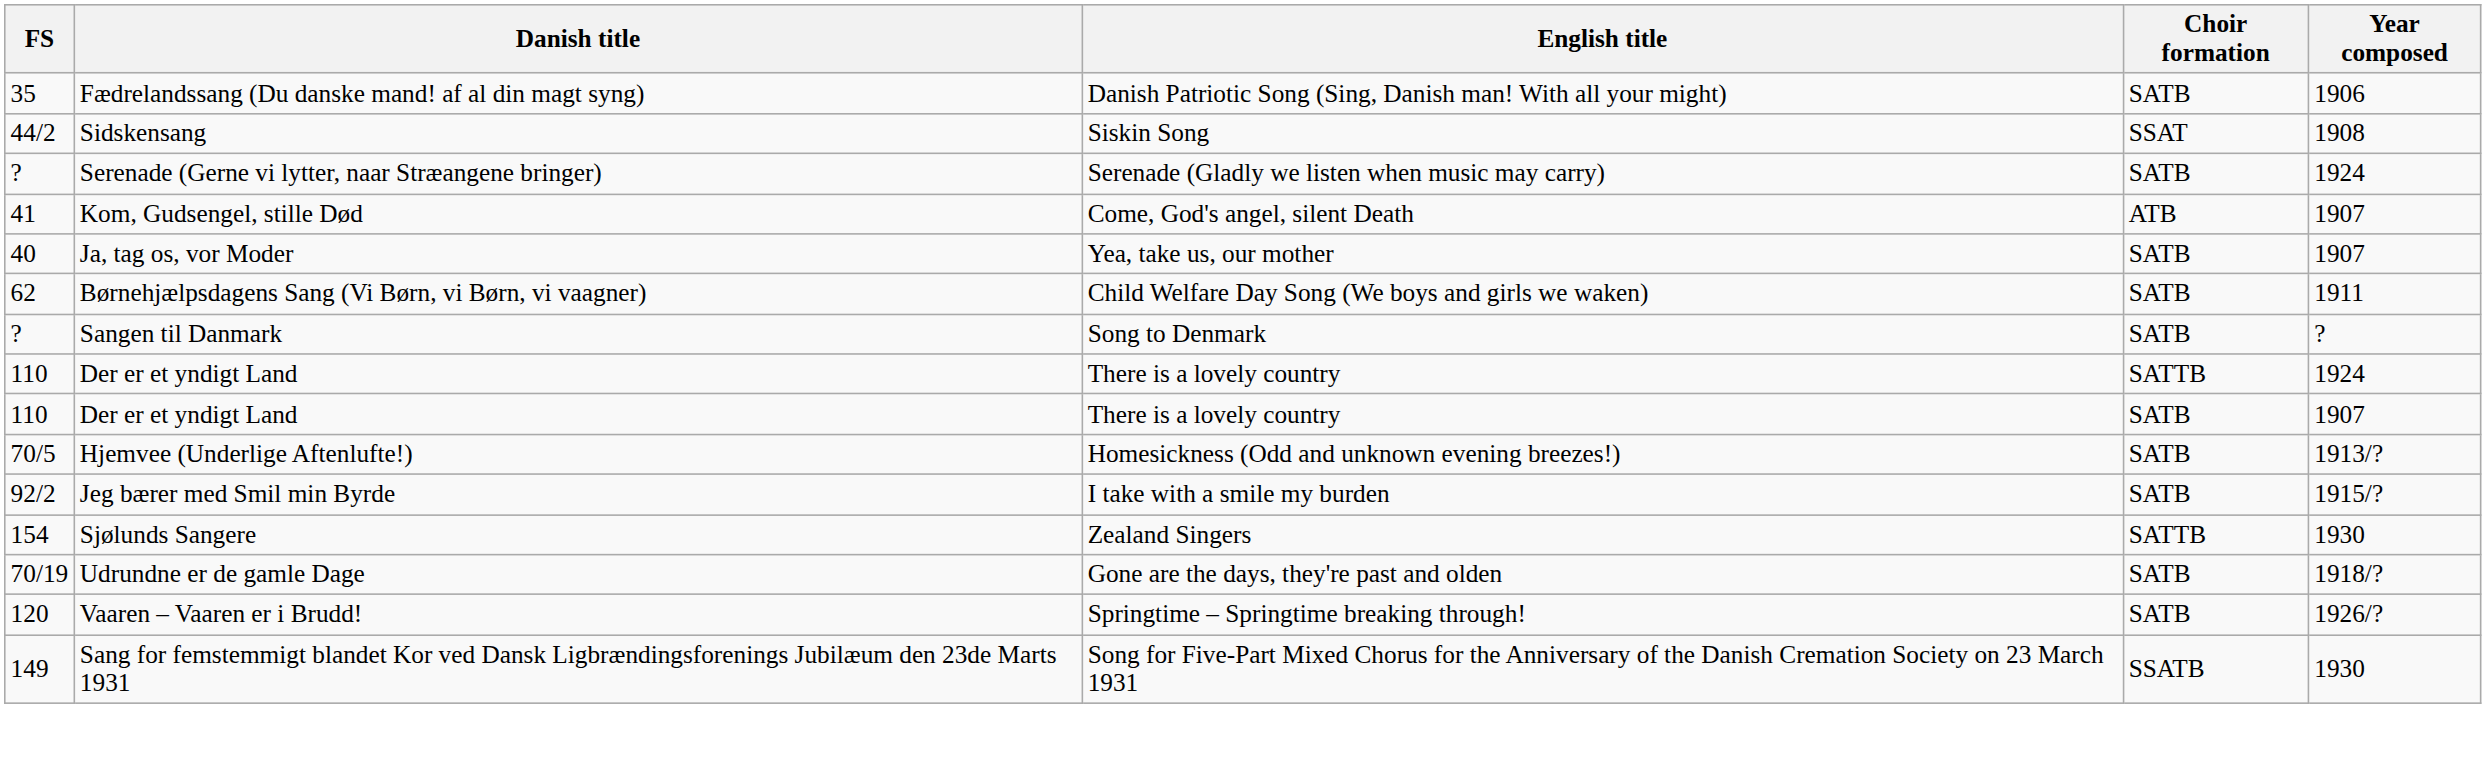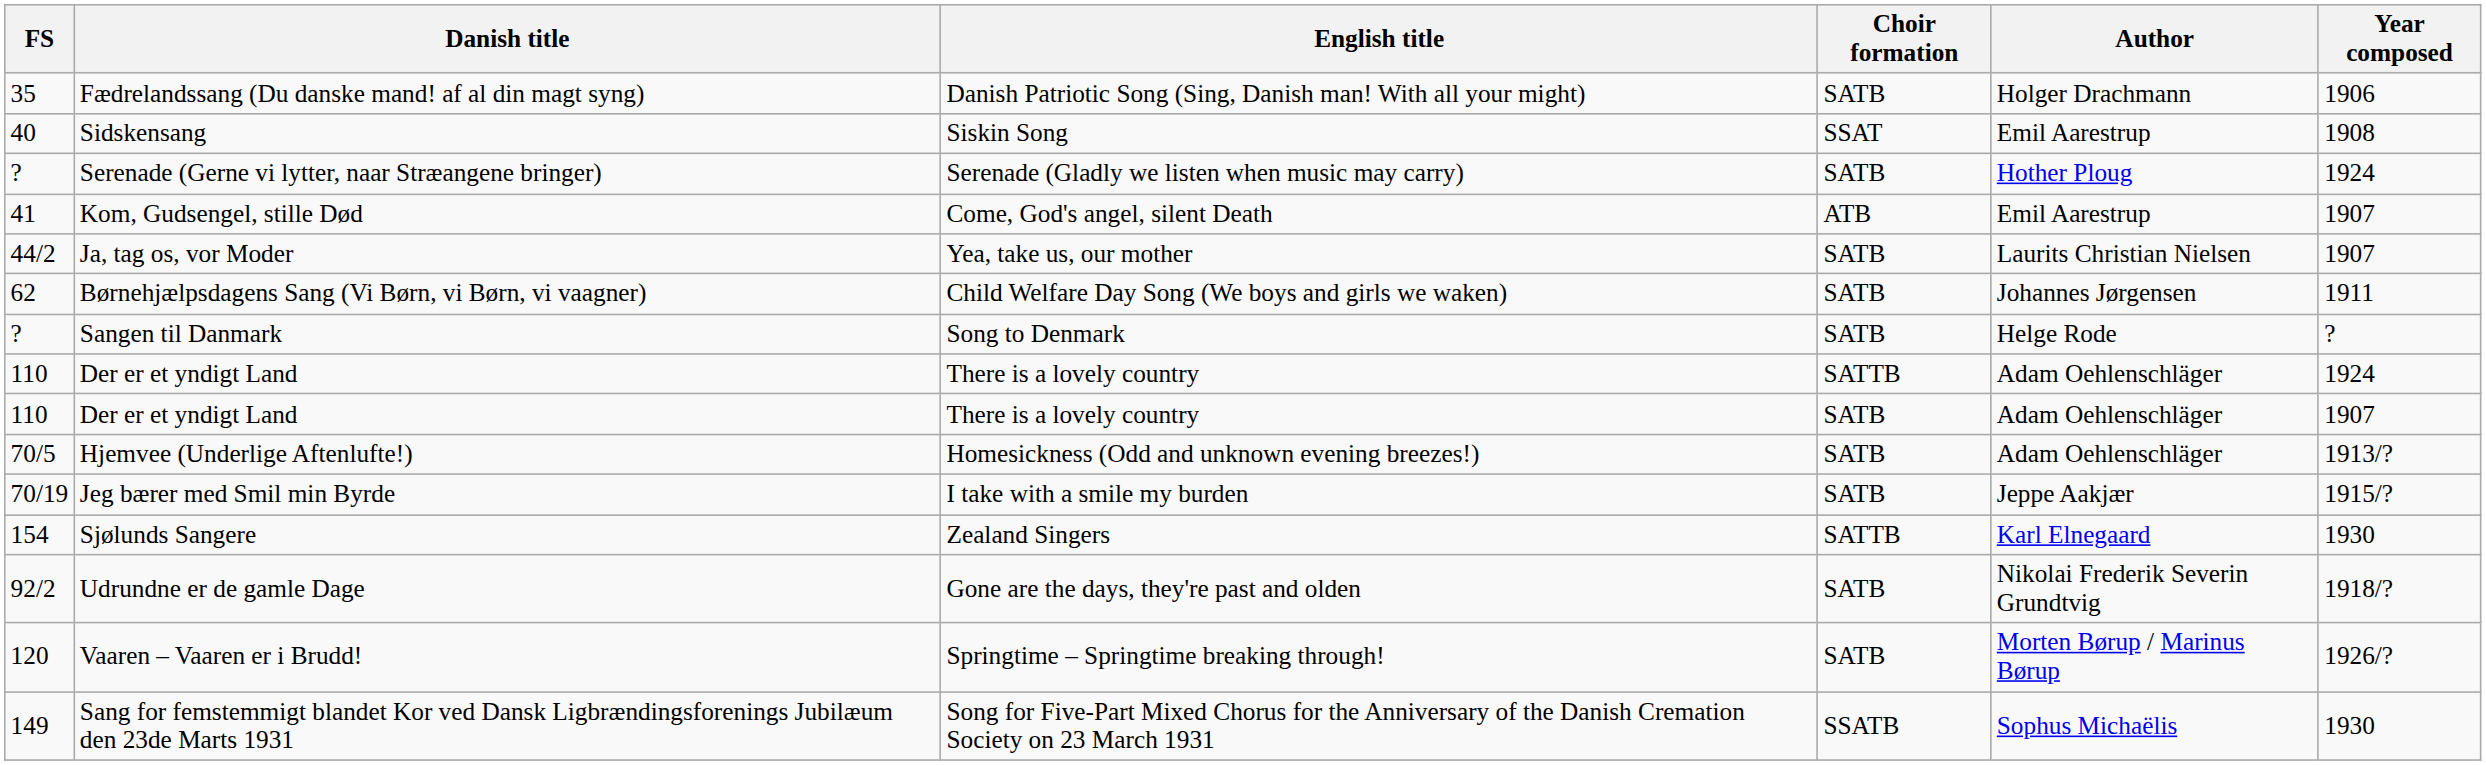+ column: (2155, 38)
(33, 133) 44/2 -> (23, 133) 40
(23, 253) 40 -> (33, 253) 44/2
(33, 494) 92/2 -> (39, 494) 70/19
(39, 574) 70/19 -> (33, 588) 92/2
